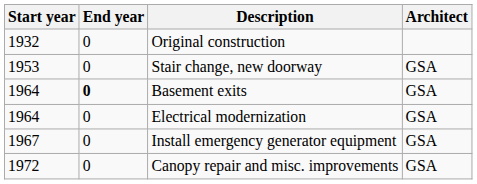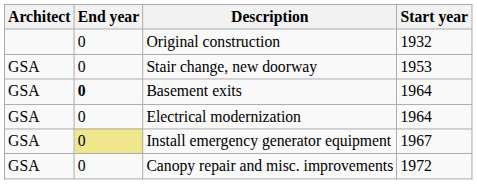columns swapped: (42, 16) <-> (437, 16)
(87, 141) no background -> (82, 141) khaki background
